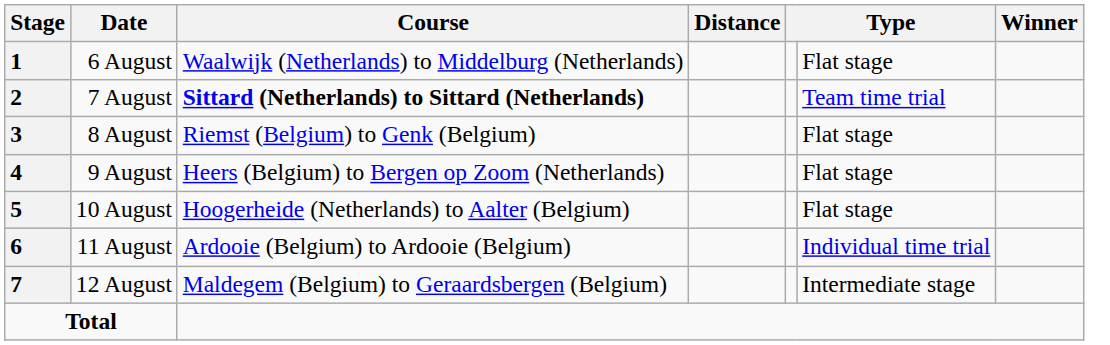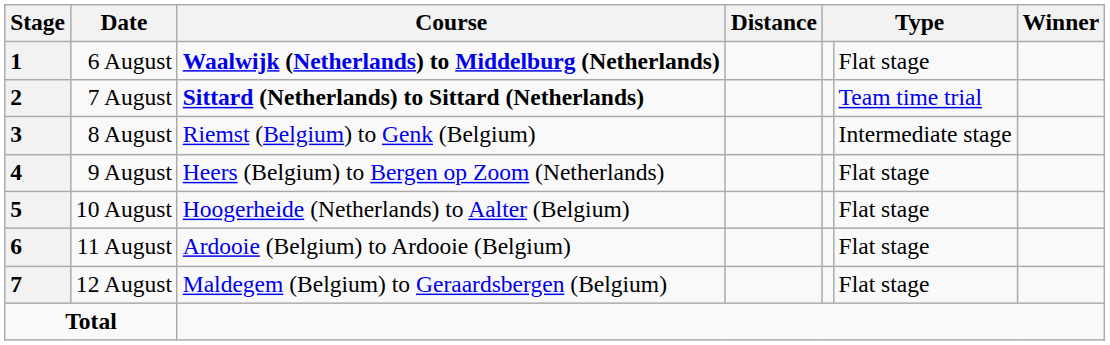(433, 60) normal -> (451, 60) bold
(848, 135) Flat stage -> (925, 135) Intermediate stage
(896, 246) Individual time trial -> (884, 246) Flat stage
(889, 284) Intermediate stage -> (884, 284) Flat stage
